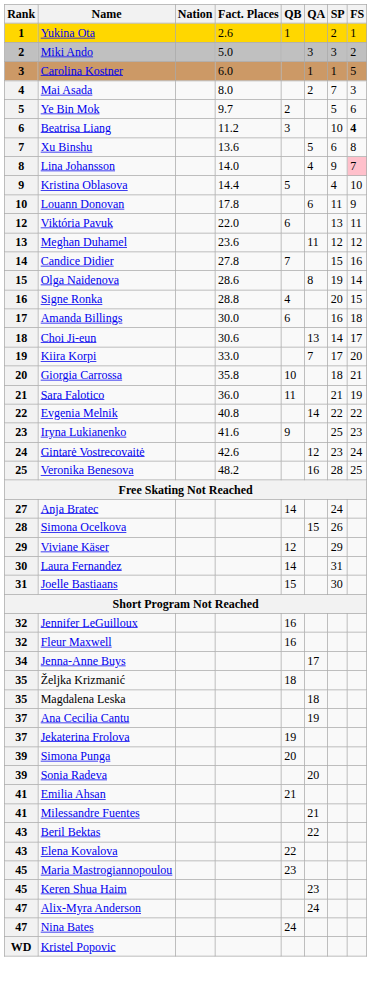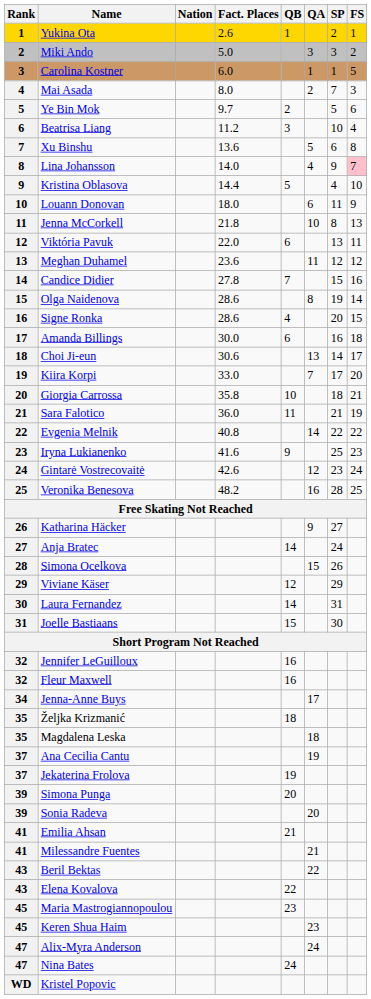(353, 128) bold -> (353, 128) normal
(229, 204) 17.8 -> (229, 204) 18.0
+ row: (82, 223)
(229, 299) 28.8 -> (229, 318) 28.6
+ row: (83, 527)
